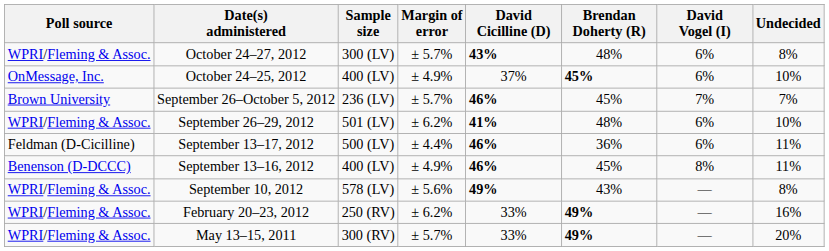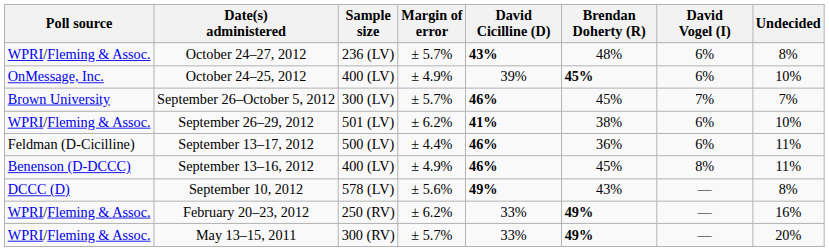(368, 54) 300 (LV) -> (368, 54) 236 (LV)
(514, 76) 37% -> (514, 76) 39%
(368, 99) 236 (LV) -> (368, 99) 300 (LV)
(609, 122) 48% -> (609, 122) 38%
(79, 189) WPRI/Fleming & Assoc. -> (39, 189) DCCC (D)
